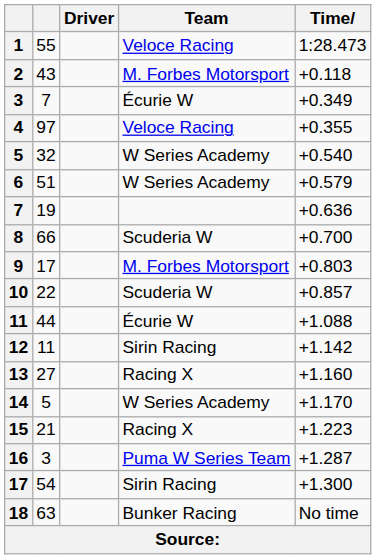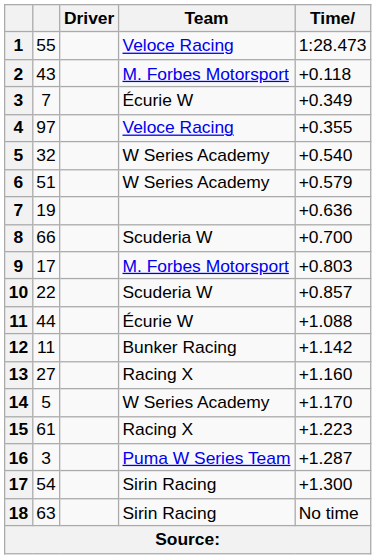(169, 347) Sirin Racing -> (180, 347) Bunker Racing
(46, 430) 21 -> (46, 430) 61
(180, 512) Bunker Racing -> (169, 512) Sirin Racing
